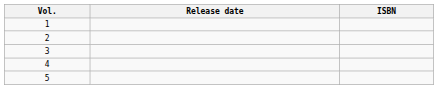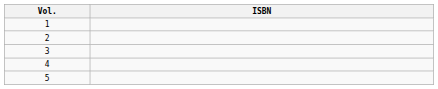- column: (215, 11)
